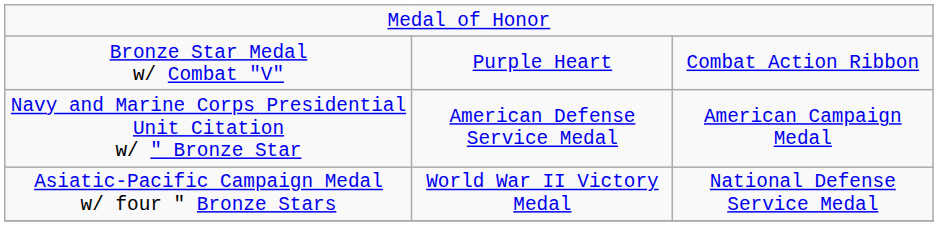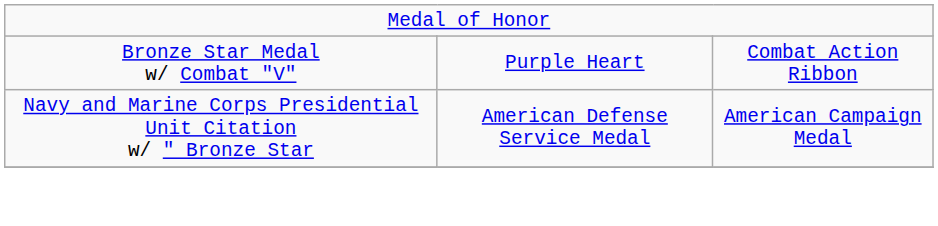- row: (208, 193)
